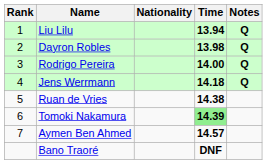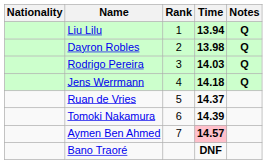columns swapped: (20, 13) <-> (164, 13)
(211, 64) 14.00 -> (211, 64) 14.03
(211, 99) 14.38 -> (211, 99) 14.37
(211, 116) lightgreen background -> (211, 116) no background
(211, 133) no background -> (211, 133) pink background
